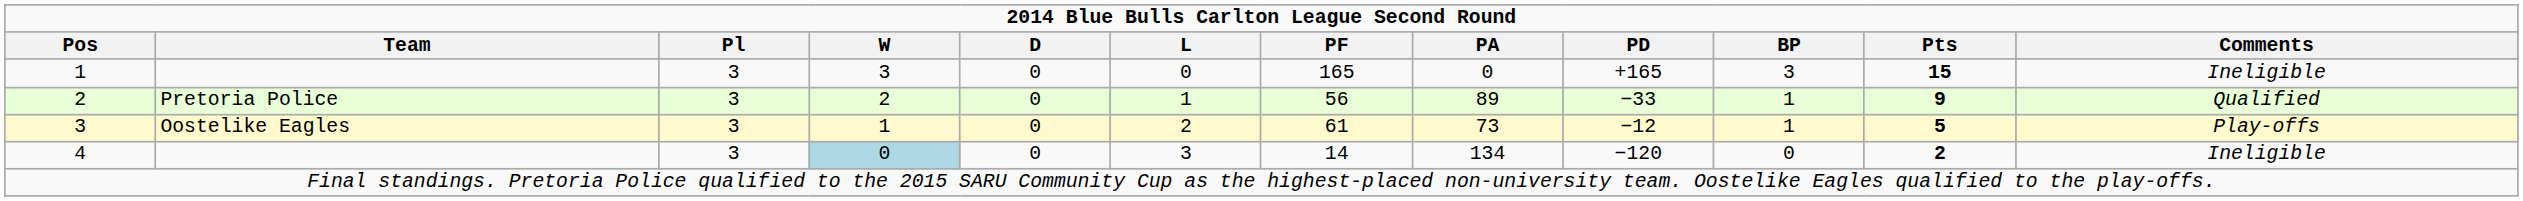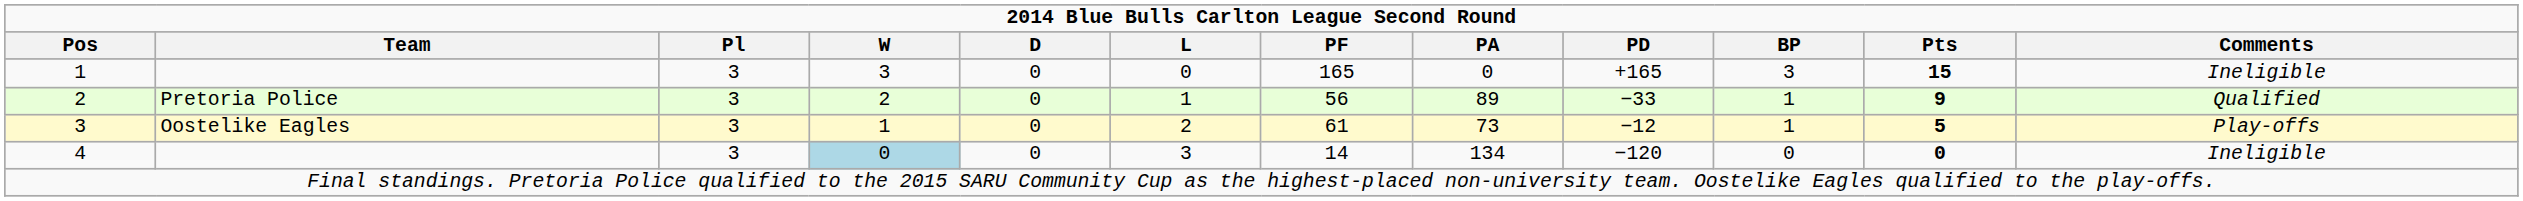(1940, 155) 2 -> (1940, 155) 0
